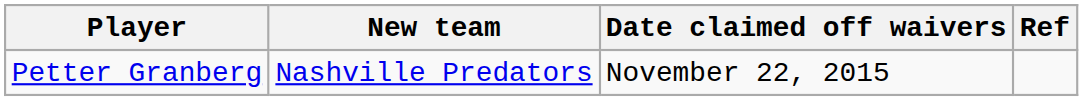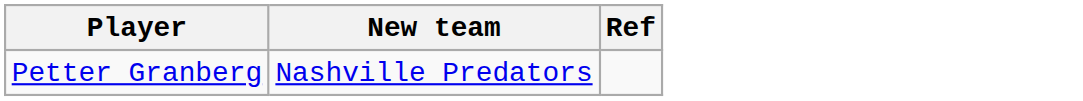- column: (806, 28)
